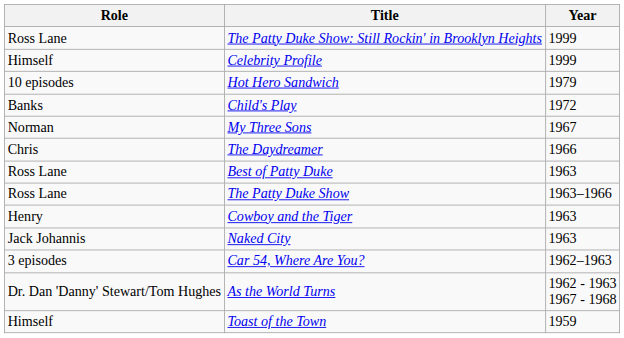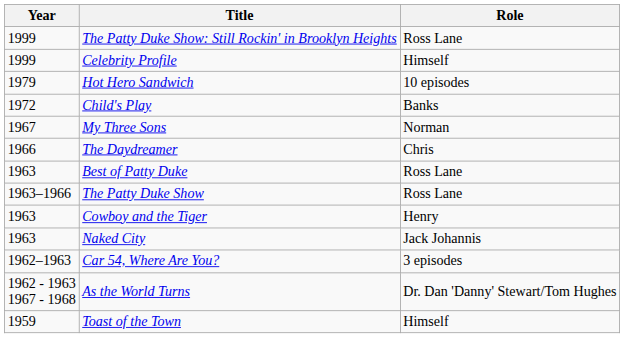columns swapped: (583, 15) <-> (114, 15)
